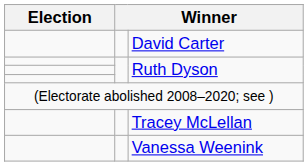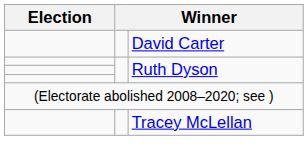- row: (60, 148)
